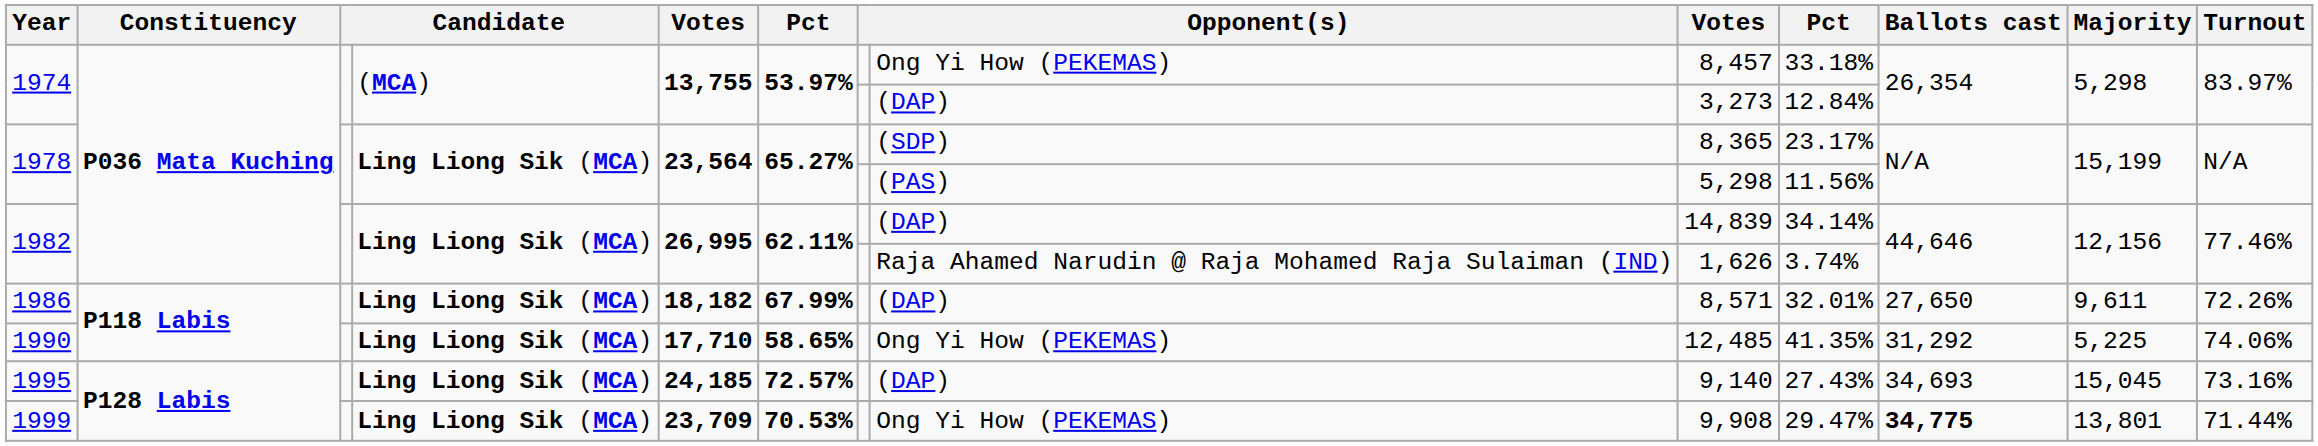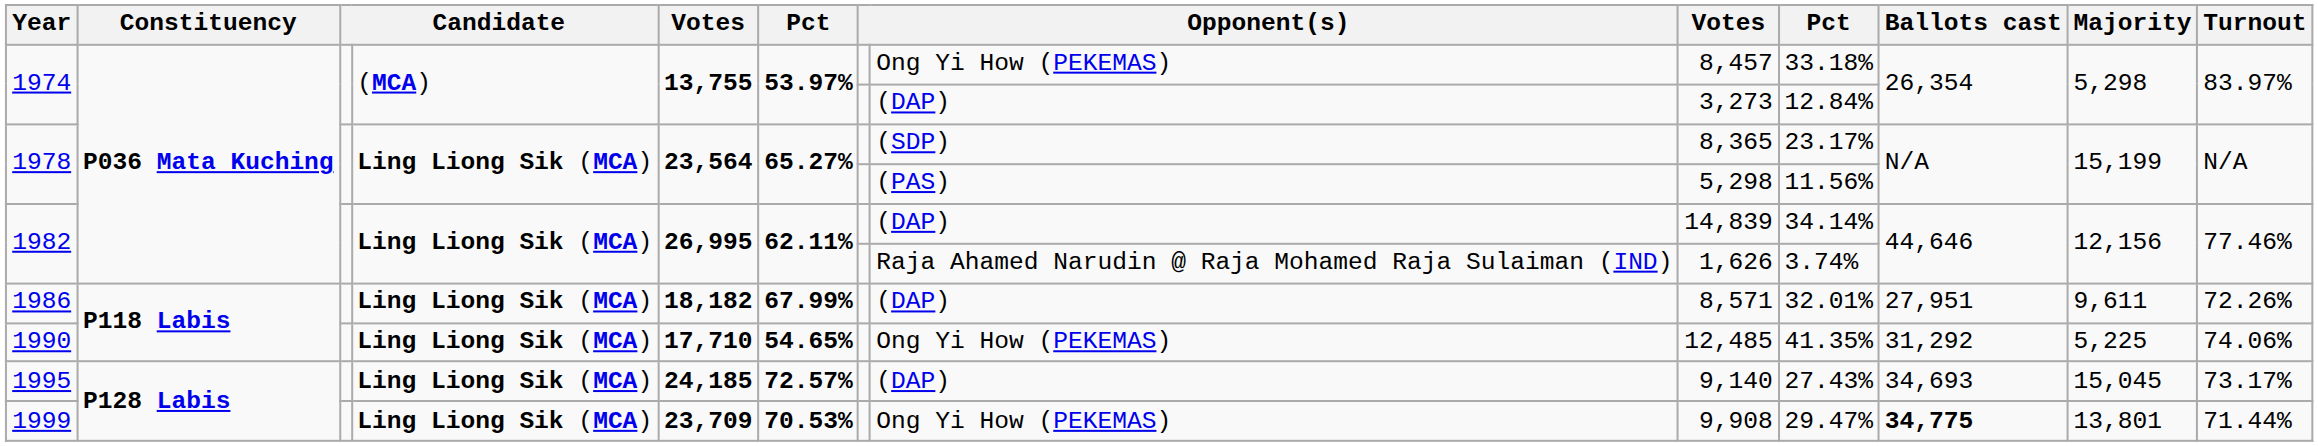(1929, 303) 27,650 -> (1929, 303) 27,951
(808, 342) 58.65% -> (808, 342) 54.65%
(2247, 382) 73.16% -> (2247, 382) 73.17%
